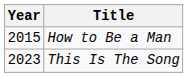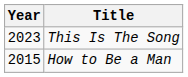rows swapped: (109, 38) <-> (114, 61)
